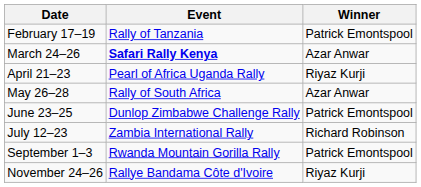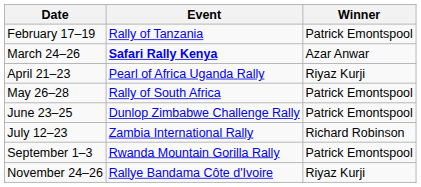(337, 93) Azar Anwar -> (359, 93) Patrick Emontspool
